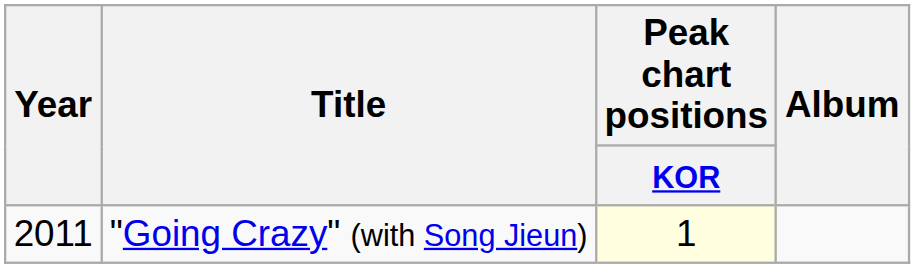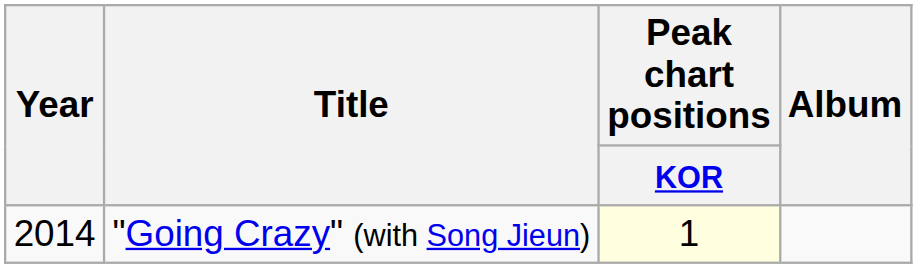(53, 233) 2011 -> (55, 233) 2014
